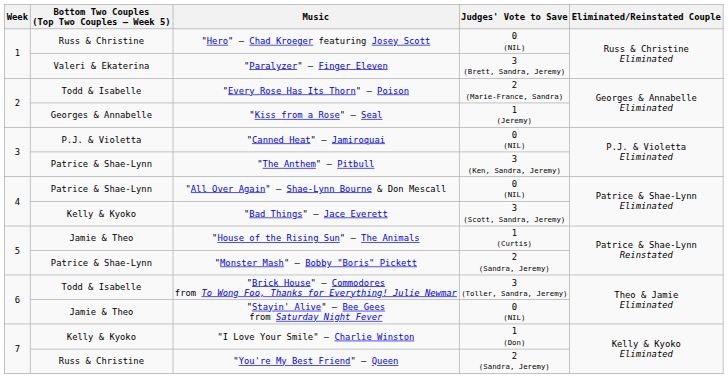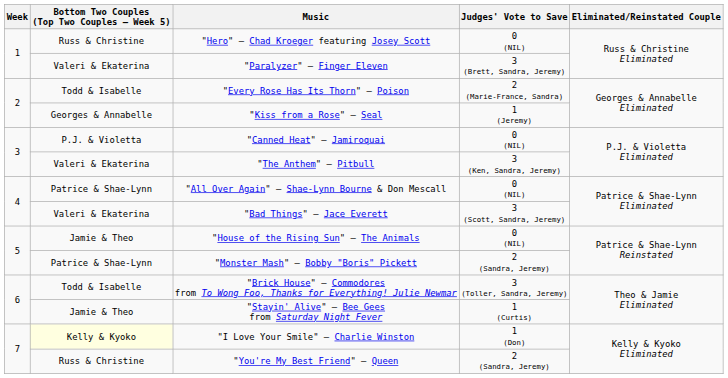(101, 164) Patrice & Shae-Lynn -> (101, 164) Valeri & Ekaterina
(101, 214) Kelly & Kyoko -> (101, 214) Valeri & Ekaterina
(514, 238) 1 (Curtis) -> (514, 238) 0 (NIL)
(514, 312) 0 (NIL) -> (514, 312) 1 (Curtis)
(101, 337) no background -> (101, 337) lightyellow background
